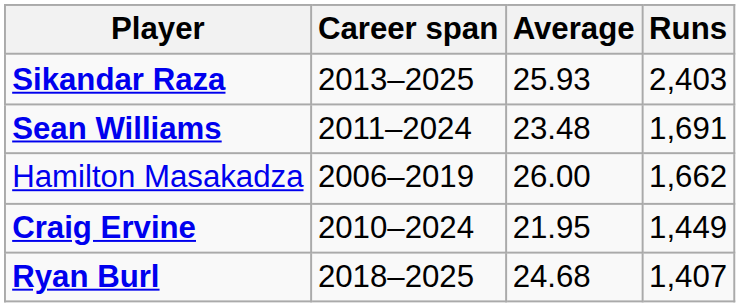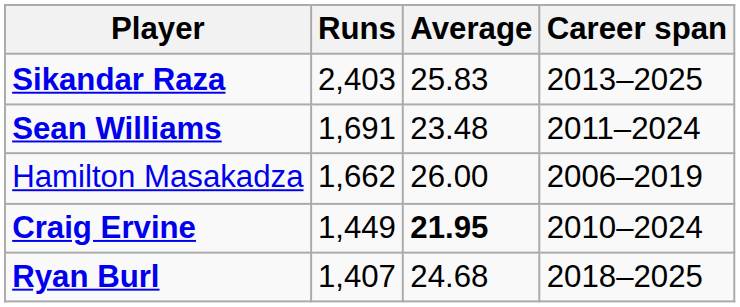columns swapped: (688, 29) <-> (408, 29)
(552, 78) 25.93 -> (449, 78) 25.83
(552, 227) normal -> (449, 227) bold
